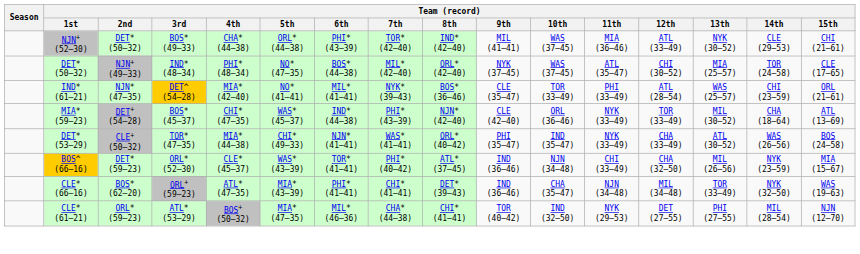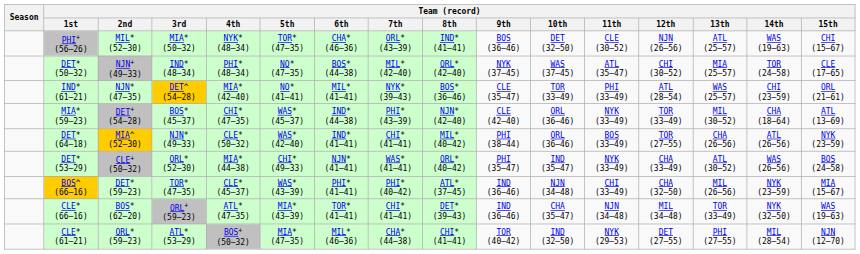+ row: (71, 43)
- row: (71, 43)
+ row: (71, 140)
(179, 141) TOR* (47–35) -> (179, 164) ORL* (52–30)
(179, 164) ORL* (52–30) -> (179, 187) TOR* (47–35)
(341, 164) TOR* (41–41) -> (341, 187) PHI* (41–41)
(341, 188) PHI* (41–41) -> (341, 211) TOR* (41–41)
